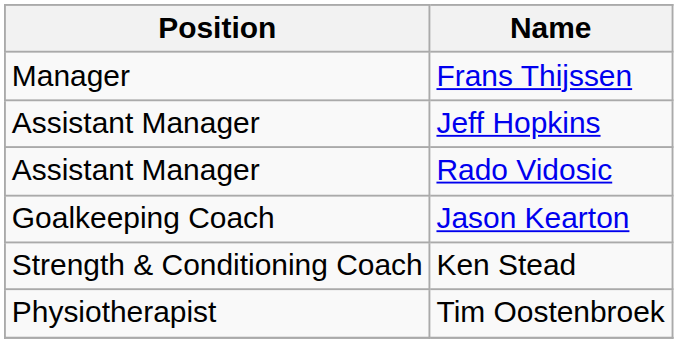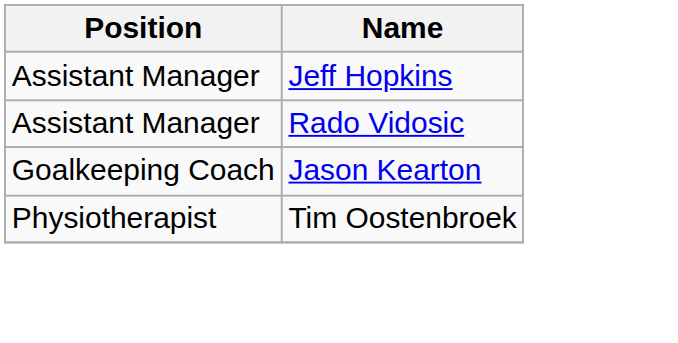- row: (534, 75)
- row: (506, 265)
